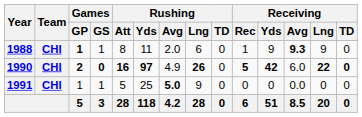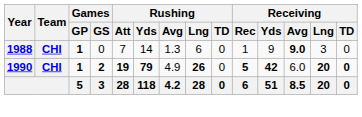(101, 49) 1 -> (101, 49) 0
(123, 49) 8 -> (123, 49) 7
(146, 49) 11 -> (146, 49) 14
(172, 49) 2.0 -> (172, 49) 1.3
(297, 49) 9.3 -> (297, 49) 9.0
(323, 49) 9 -> (323, 49) 3
(80, 67) 2 -> (80, 67) 1
(101, 67) 0 -> (101, 67) 2
(123, 67) 16 -> (123, 67) 19
(146, 67) 97 -> (146, 67) 79
(324, 67) 22 -> (324, 67) 20
- row: (20, 85)
